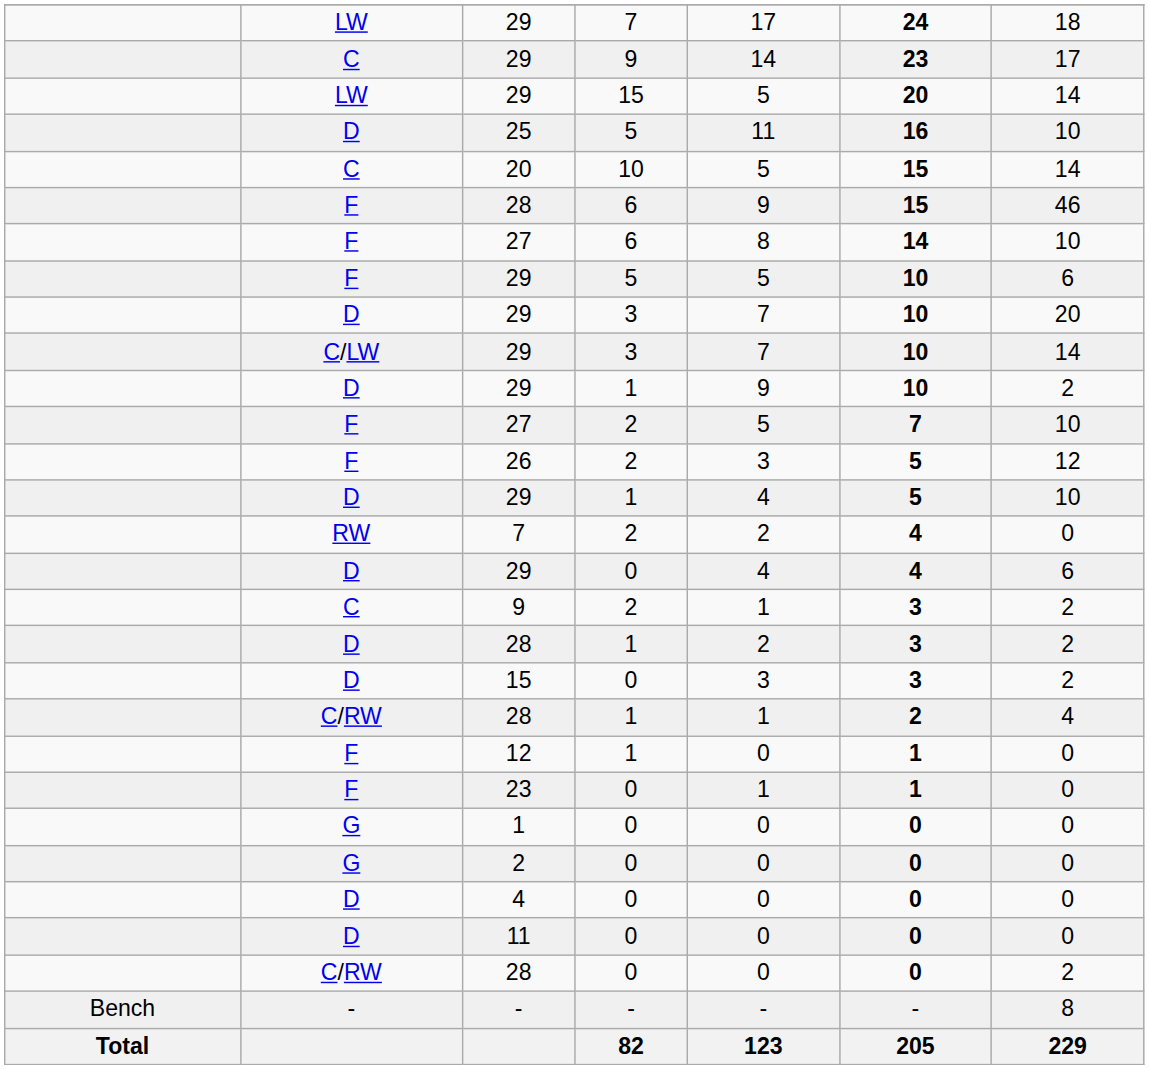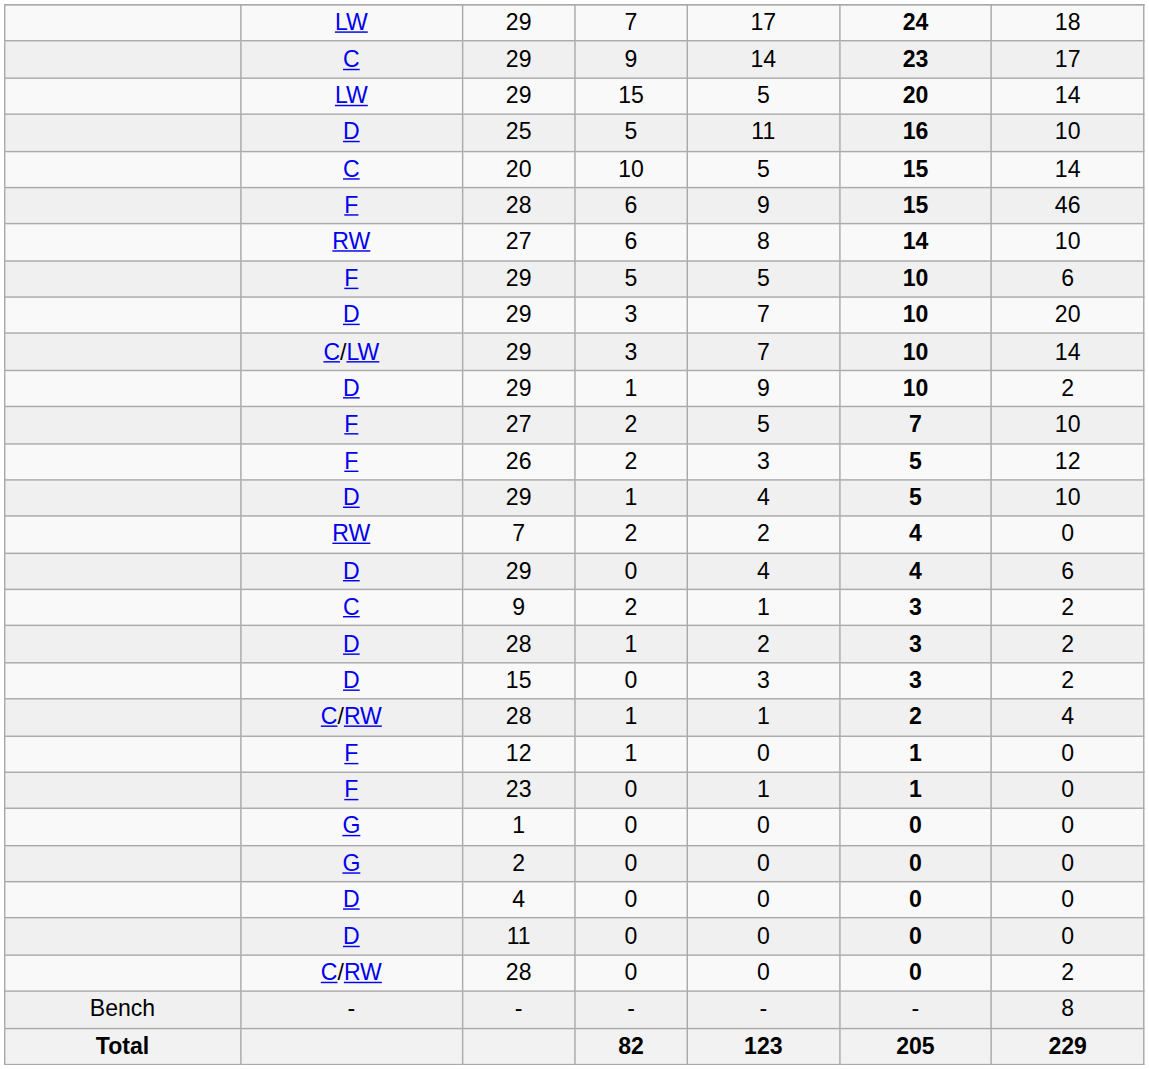(351, 242) F -> (351, 242) RW
